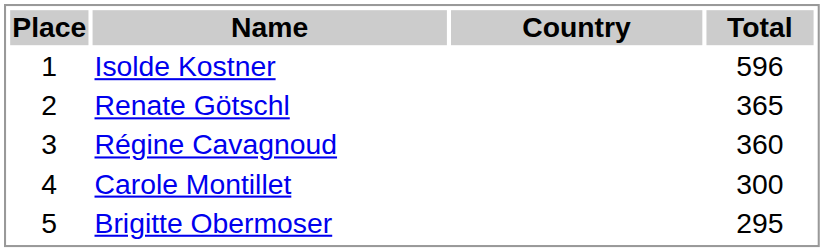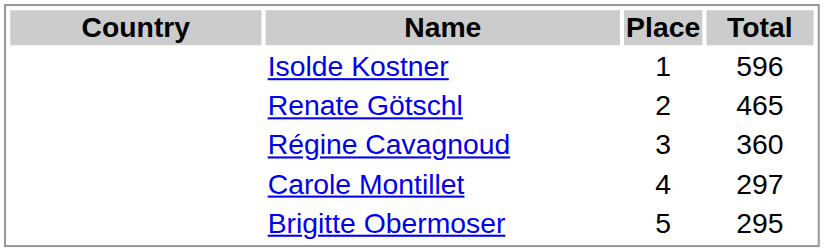columns swapped: (49, 28) <-> (577, 28)
(760, 106) 365 -> (760, 106) 465
(760, 184) 300 -> (760, 184) 297
